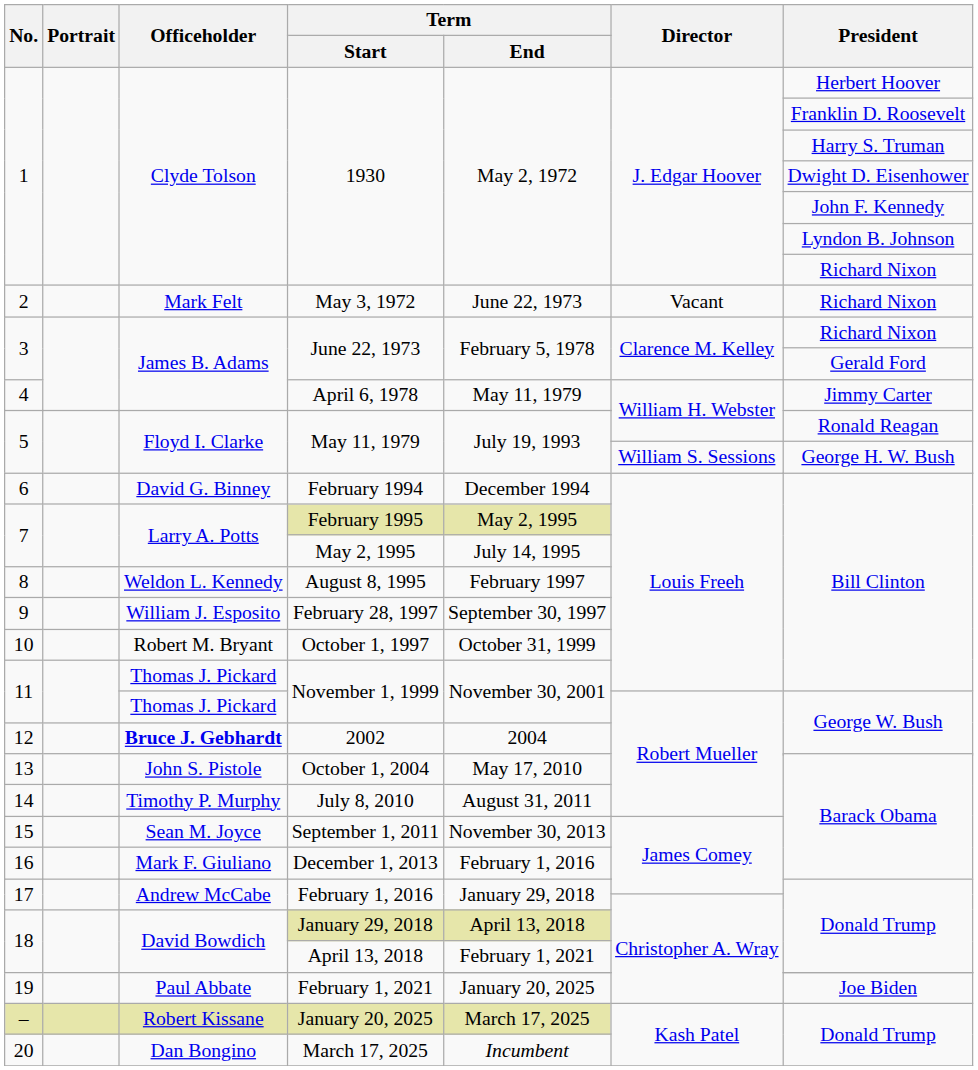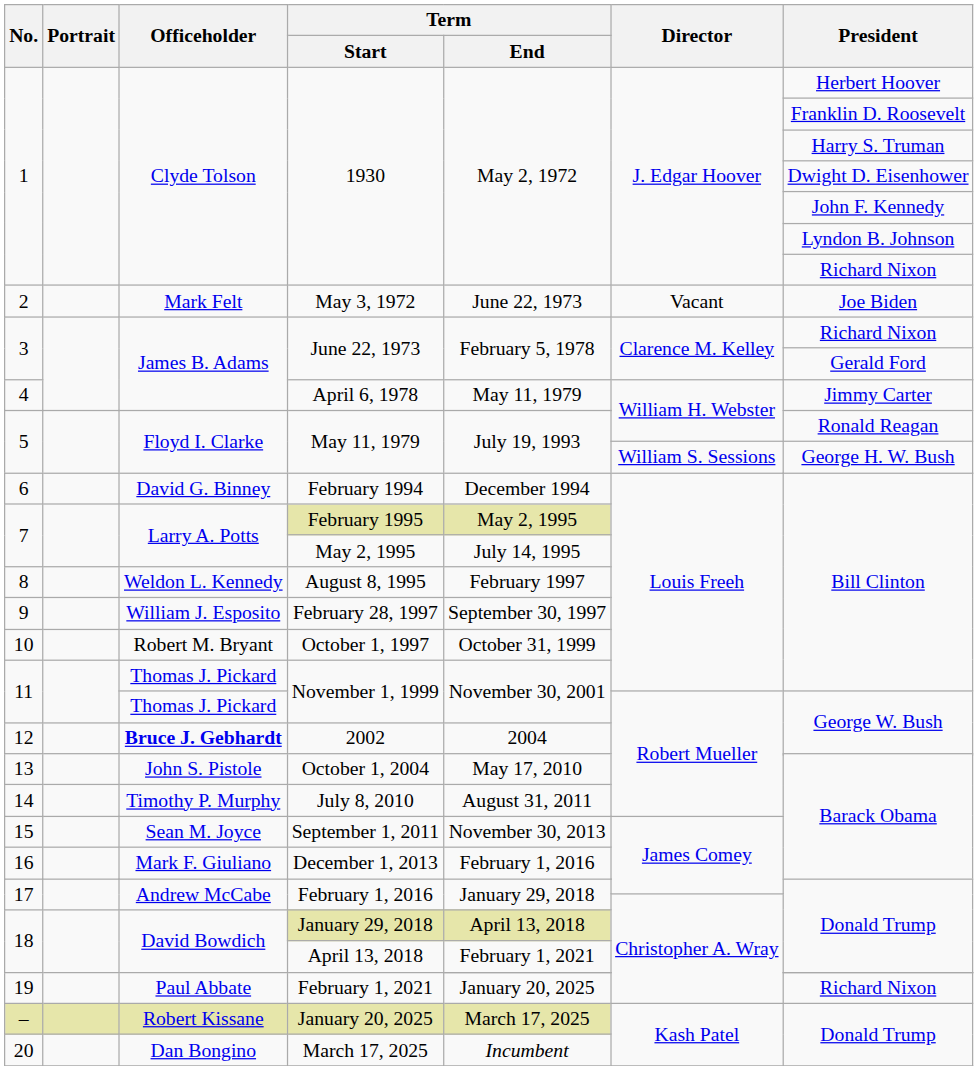(878, 301) Richard Nixon -> (878, 301) Joe Biden
(878, 987) Joe Biden -> (878, 987) Richard Nixon
